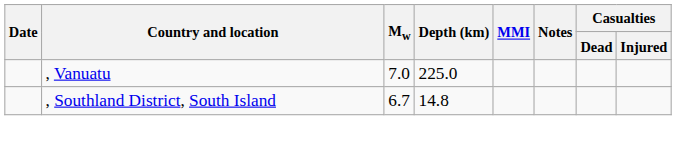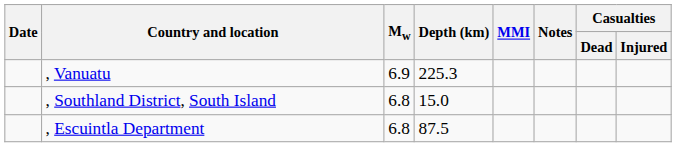(399, 73) 7.0 -> (399, 73) 6.9
(438, 73) 225.0 -> (438, 73) 225.3
(399, 100) 6.7 -> (399, 100) 6.8
(434, 100) 14.8 -> (434, 100) 15.0
+ row: (125, 127)
